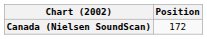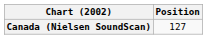(178, 27) 172 -> (178, 27) 127
